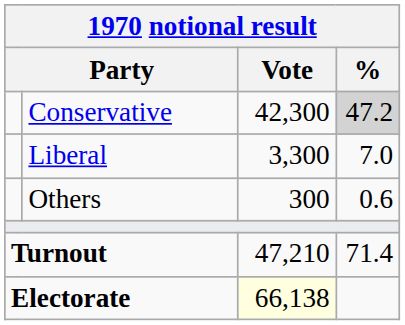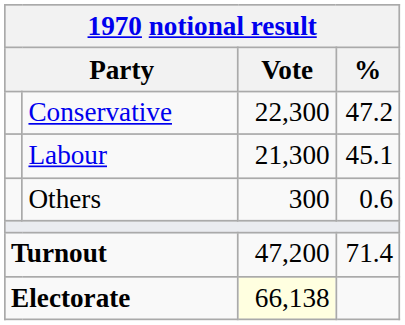(292, 112) 42,300 -> (292, 112) 22,300
(369, 112) lightgrey background -> (369, 112) no background
+ row: (68, 155)
- row: (68, 155)
(292, 254) 47,210 -> (292, 254) 47,200
